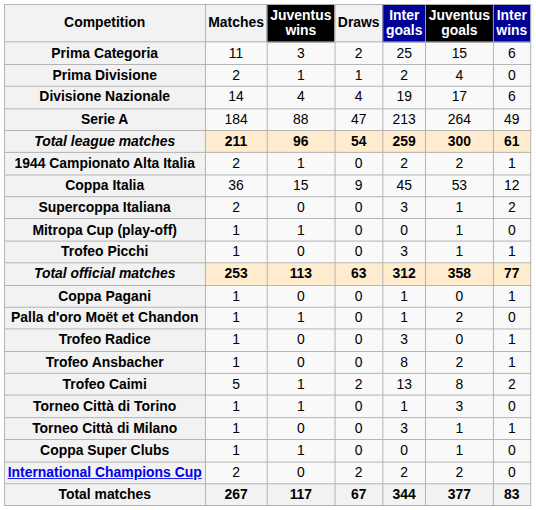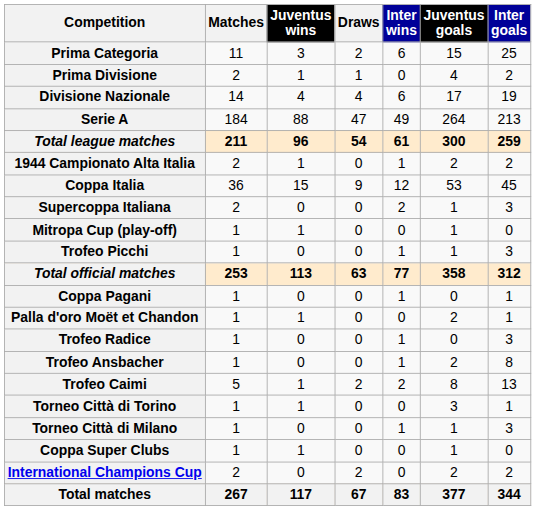columns swapped: (512, 23) <-> (404, 23)
